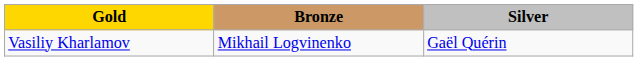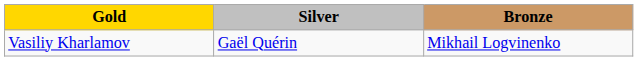columns swapped: (528, 17) <-> (319, 17)
